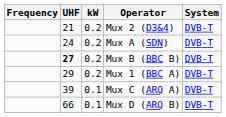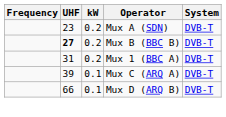- row: (140, 28)
(68, 43) 24 -> (68, 28) 23
(68, 74) 29 -> (68, 58) 31
